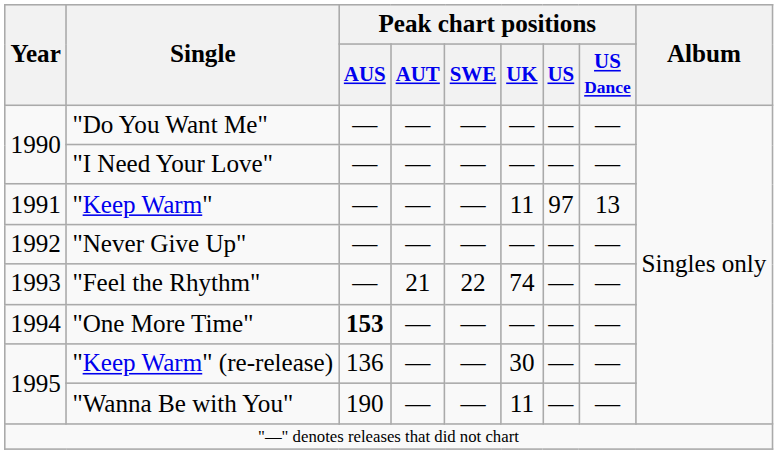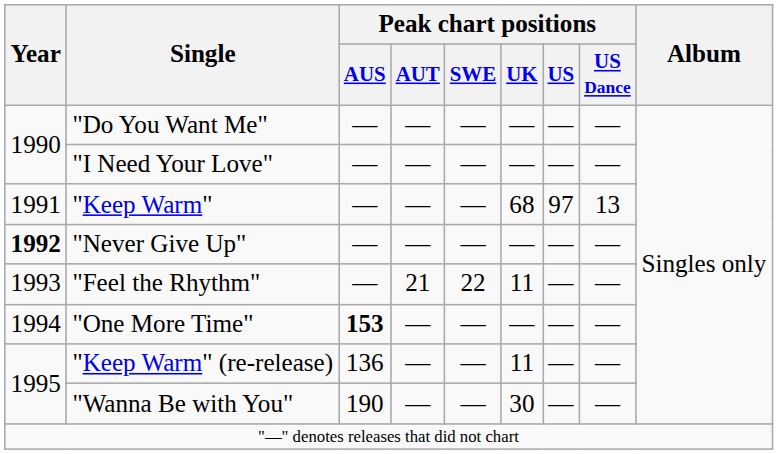(522, 204) 11 -> (522, 204) 68
(36, 243) normal -> (36, 243) bold
(522, 283) 74 -> (522, 283) 11
(522, 363) 30 -> (522, 363) 11
(522, 403) 11 -> (522, 403) 30
